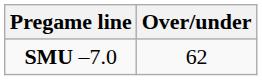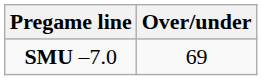(197, 56) 62 -> (197, 56) 69
